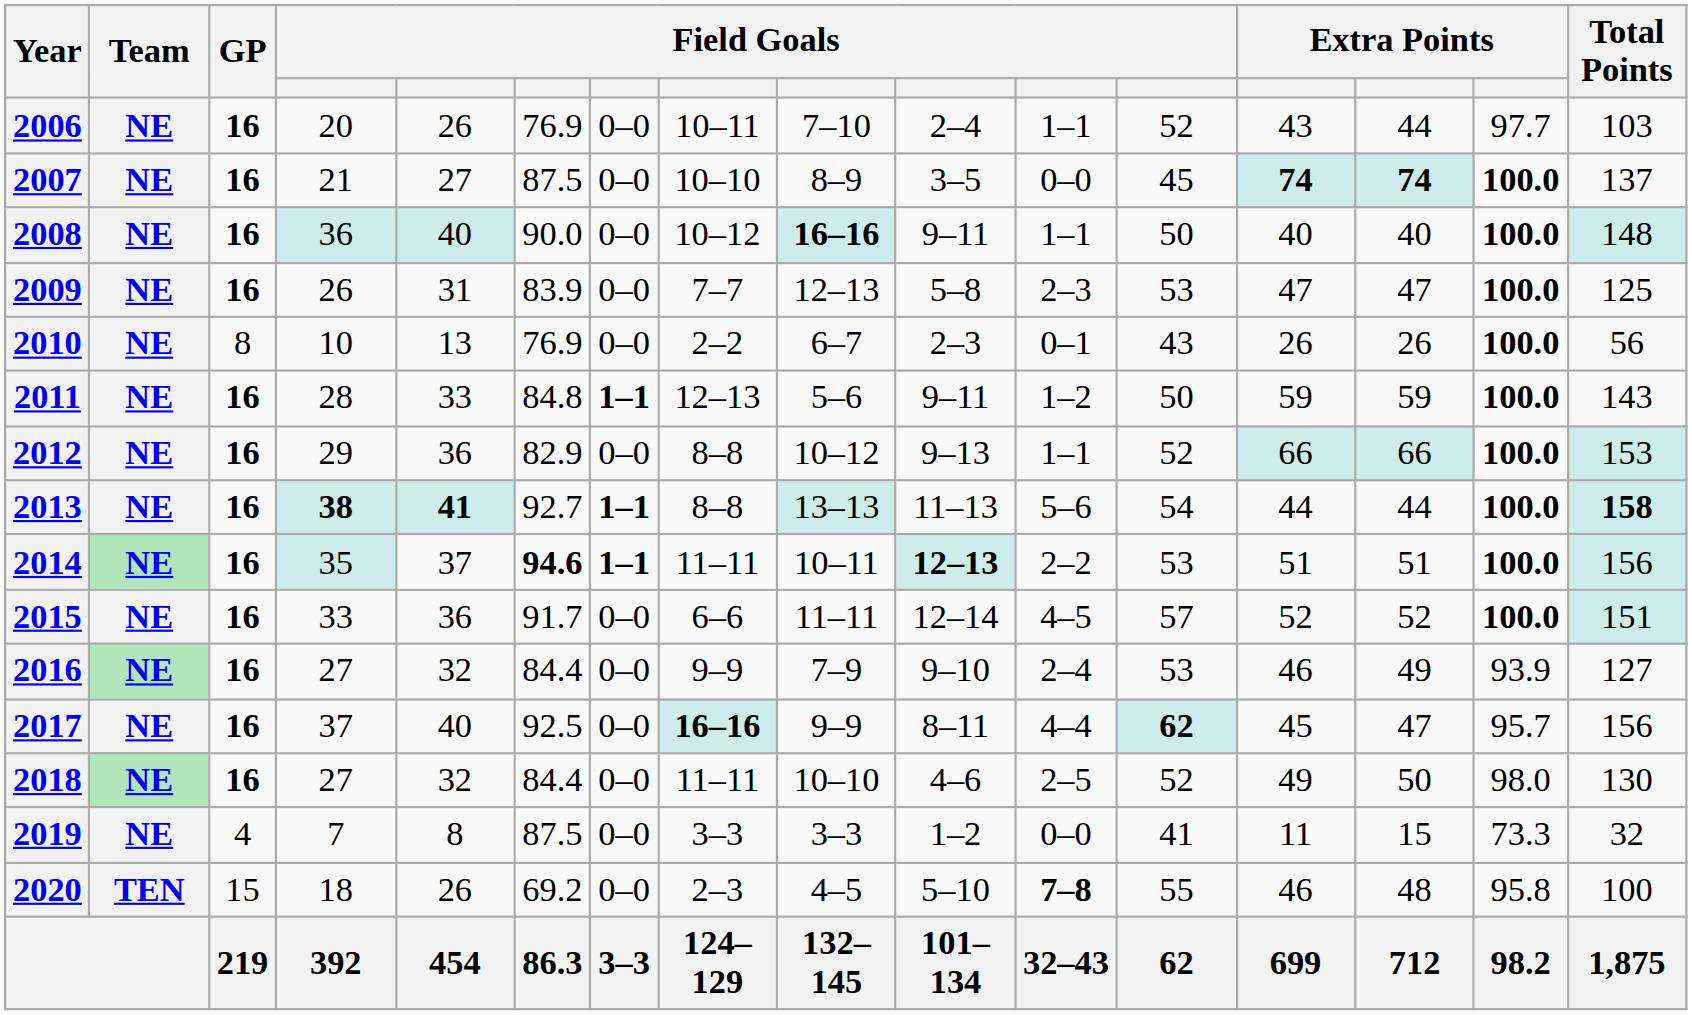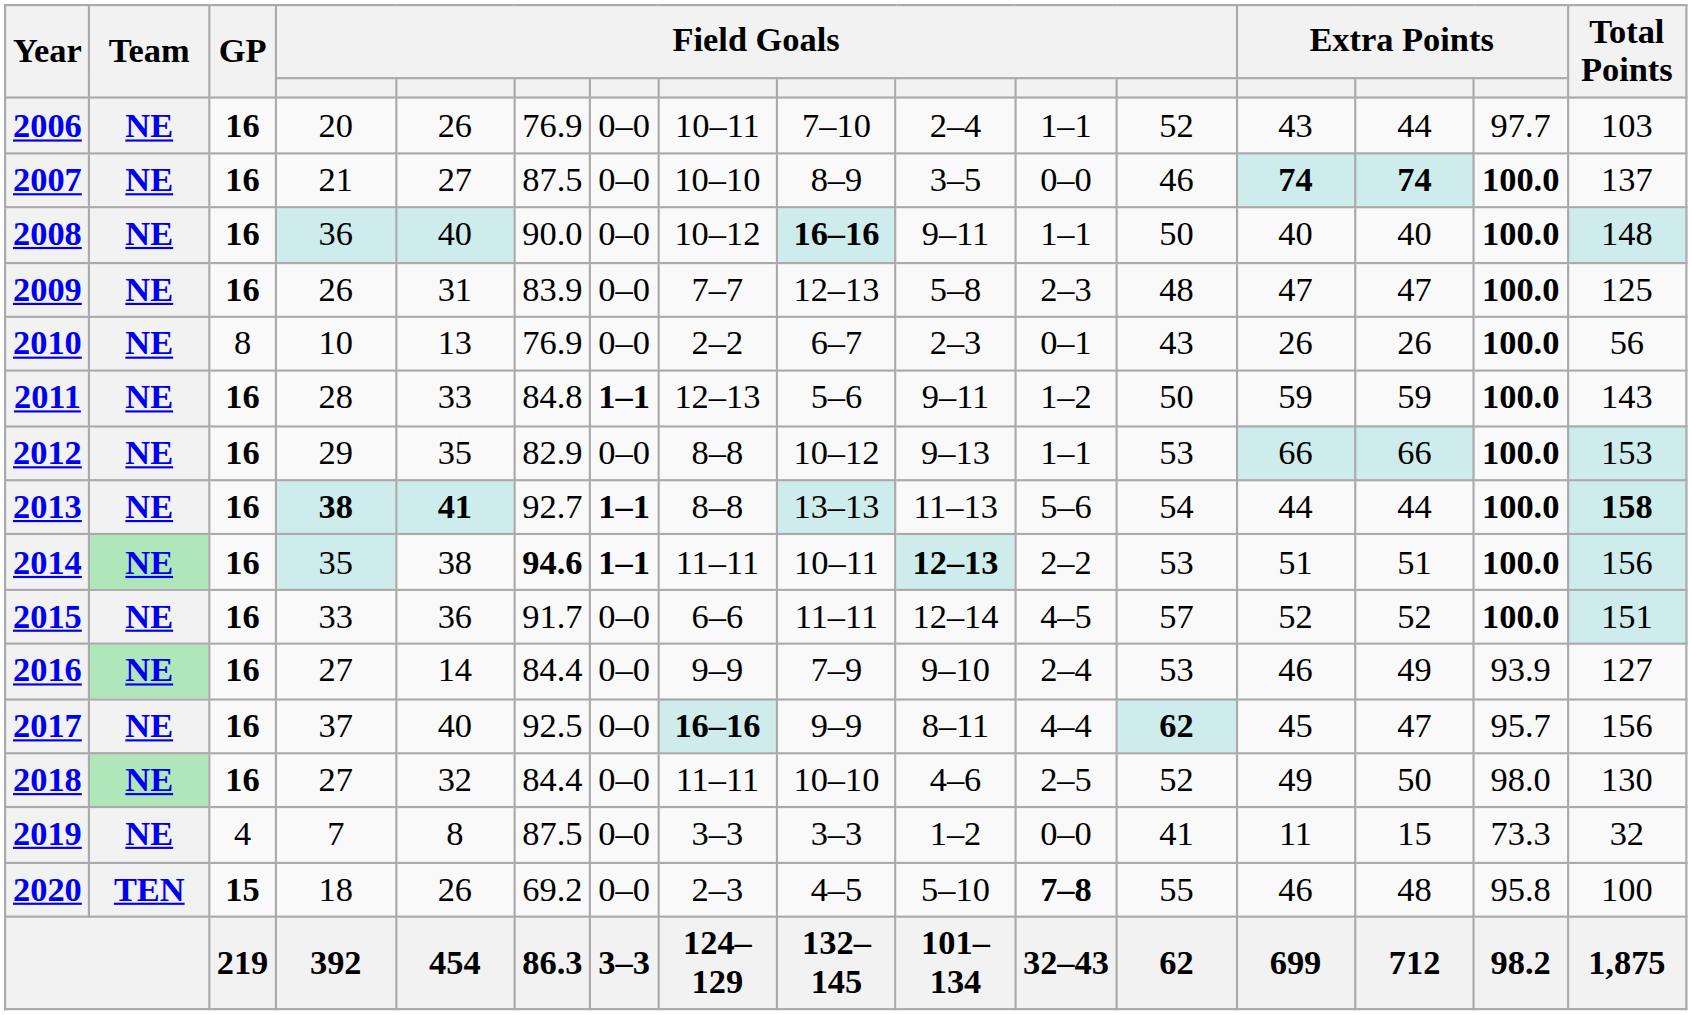(1176, 179) 45 -> (1176, 179) 46
(1176, 288) 53 -> (1176, 288) 48
(455, 452) 36 -> (455, 452) 35
(1176, 452) 52 -> (1176, 452) 53
(455, 561) 37 -> (455, 561) 38
(455, 670) 32 -> (455, 670) 14
(243, 888) normal -> (243, 888) bold
